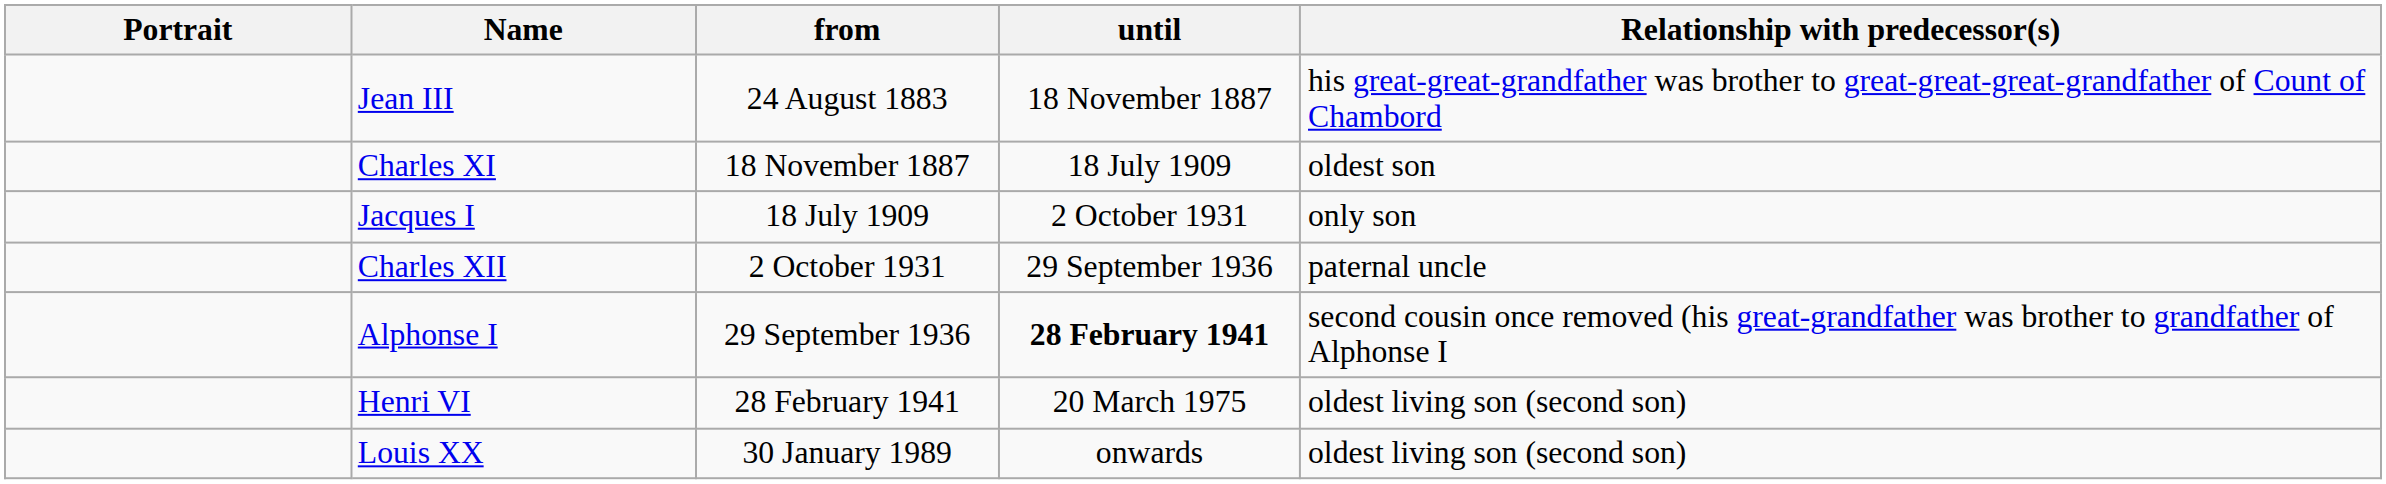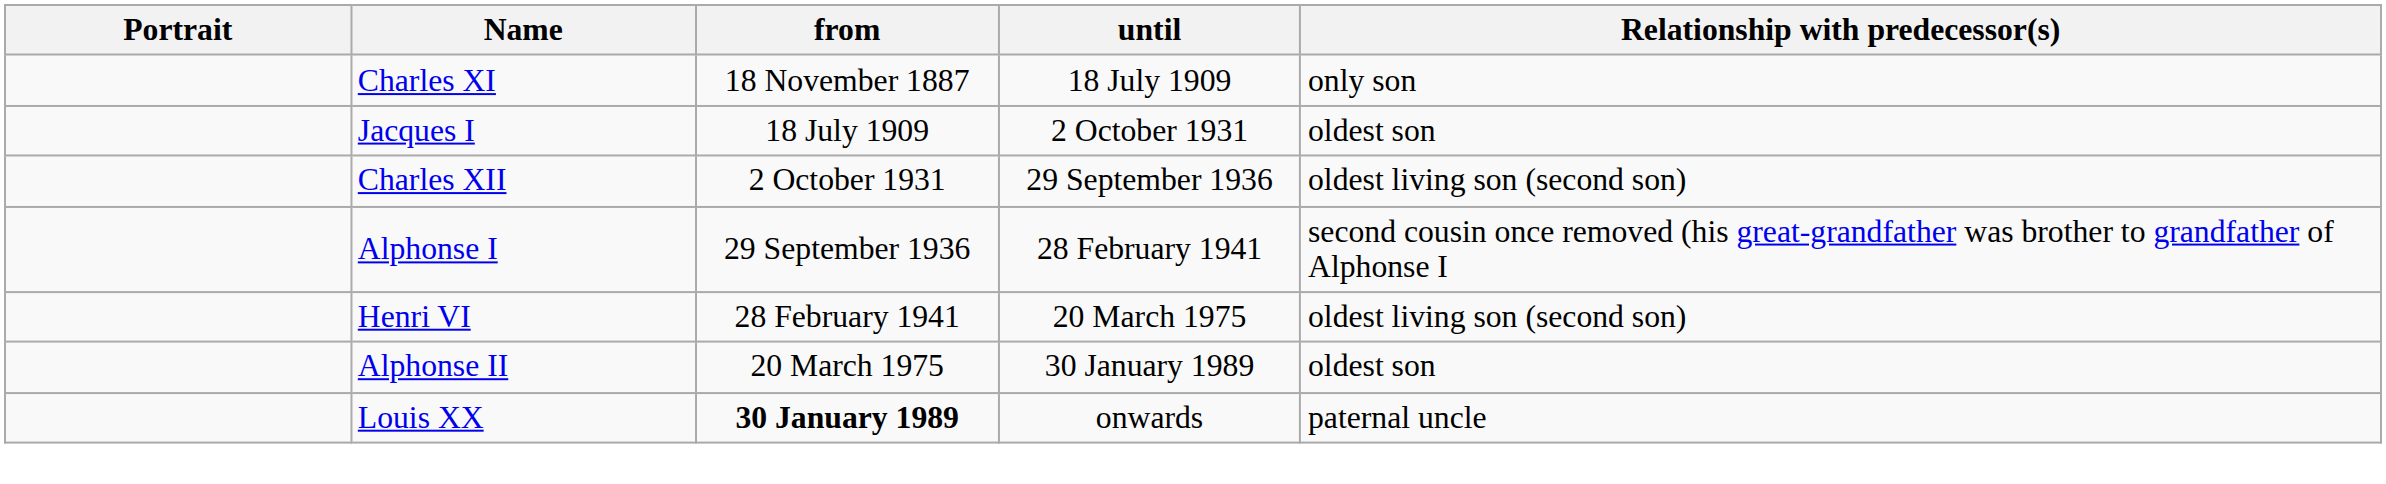- row: (406, 97)
(1372, 165) oldest son -> (1362, 79) only son
(1362, 215) only son -> (1372, 130) oldest son
(1397, 266) paternal uncle -> (1497, 180) oldest living son (second son)
(1150, 334) bold -> (1150, 248) normal
+ row: (433, 366)
(847, 452) normal -> (847, 416) bold
(1497, 452) oldest living son (second son) -> (1397, 416) paternal uncle
